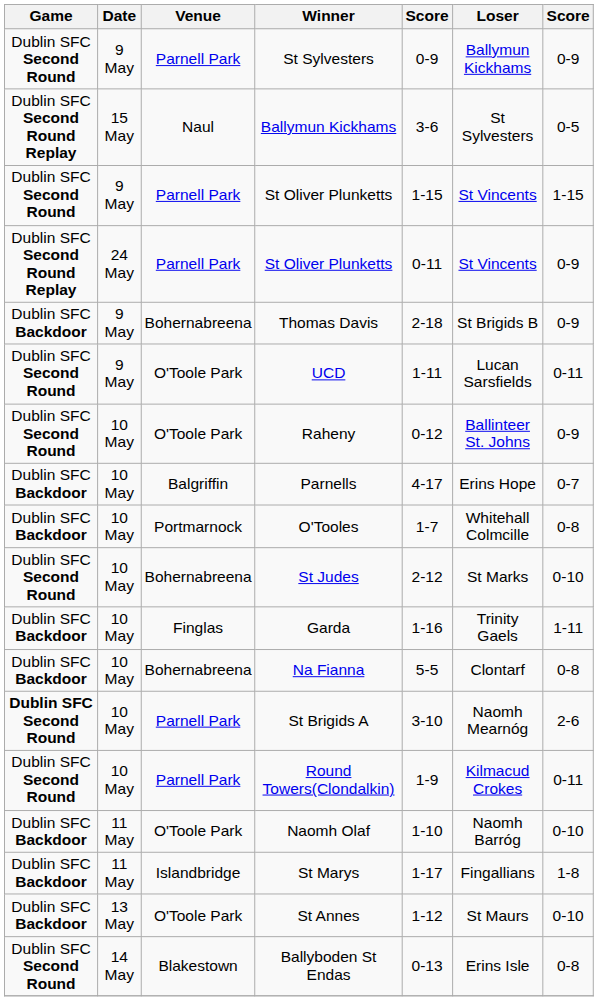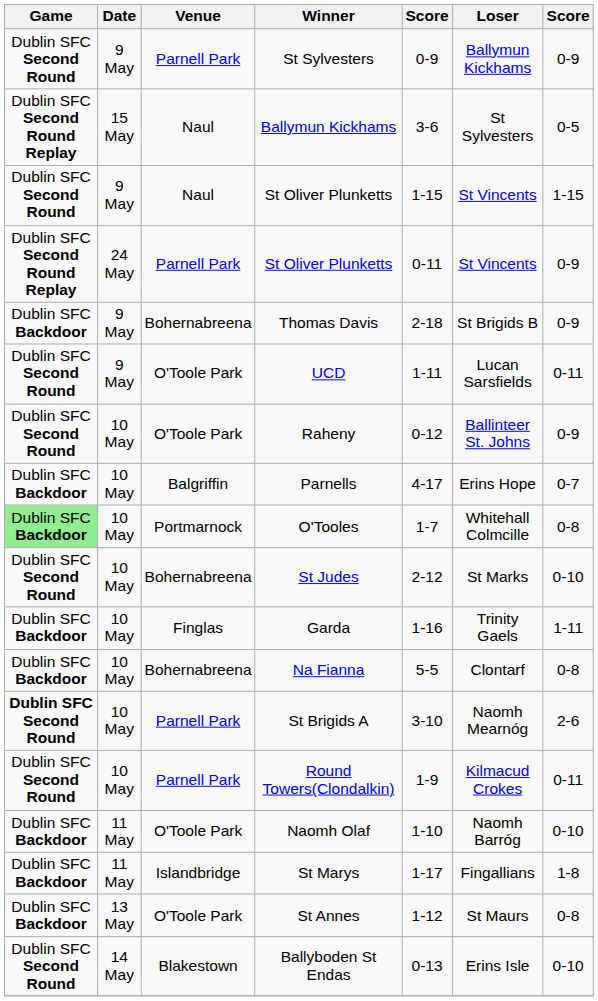(198, 195) Parnell Park -> (198, 195) Naul
(51, 526) no background -> (51, 526) lightgreen background
(568, 915) 0-10 -> (568, 915) 0-8
(568, 966) 0-8 -> (568, 966) 0-10
